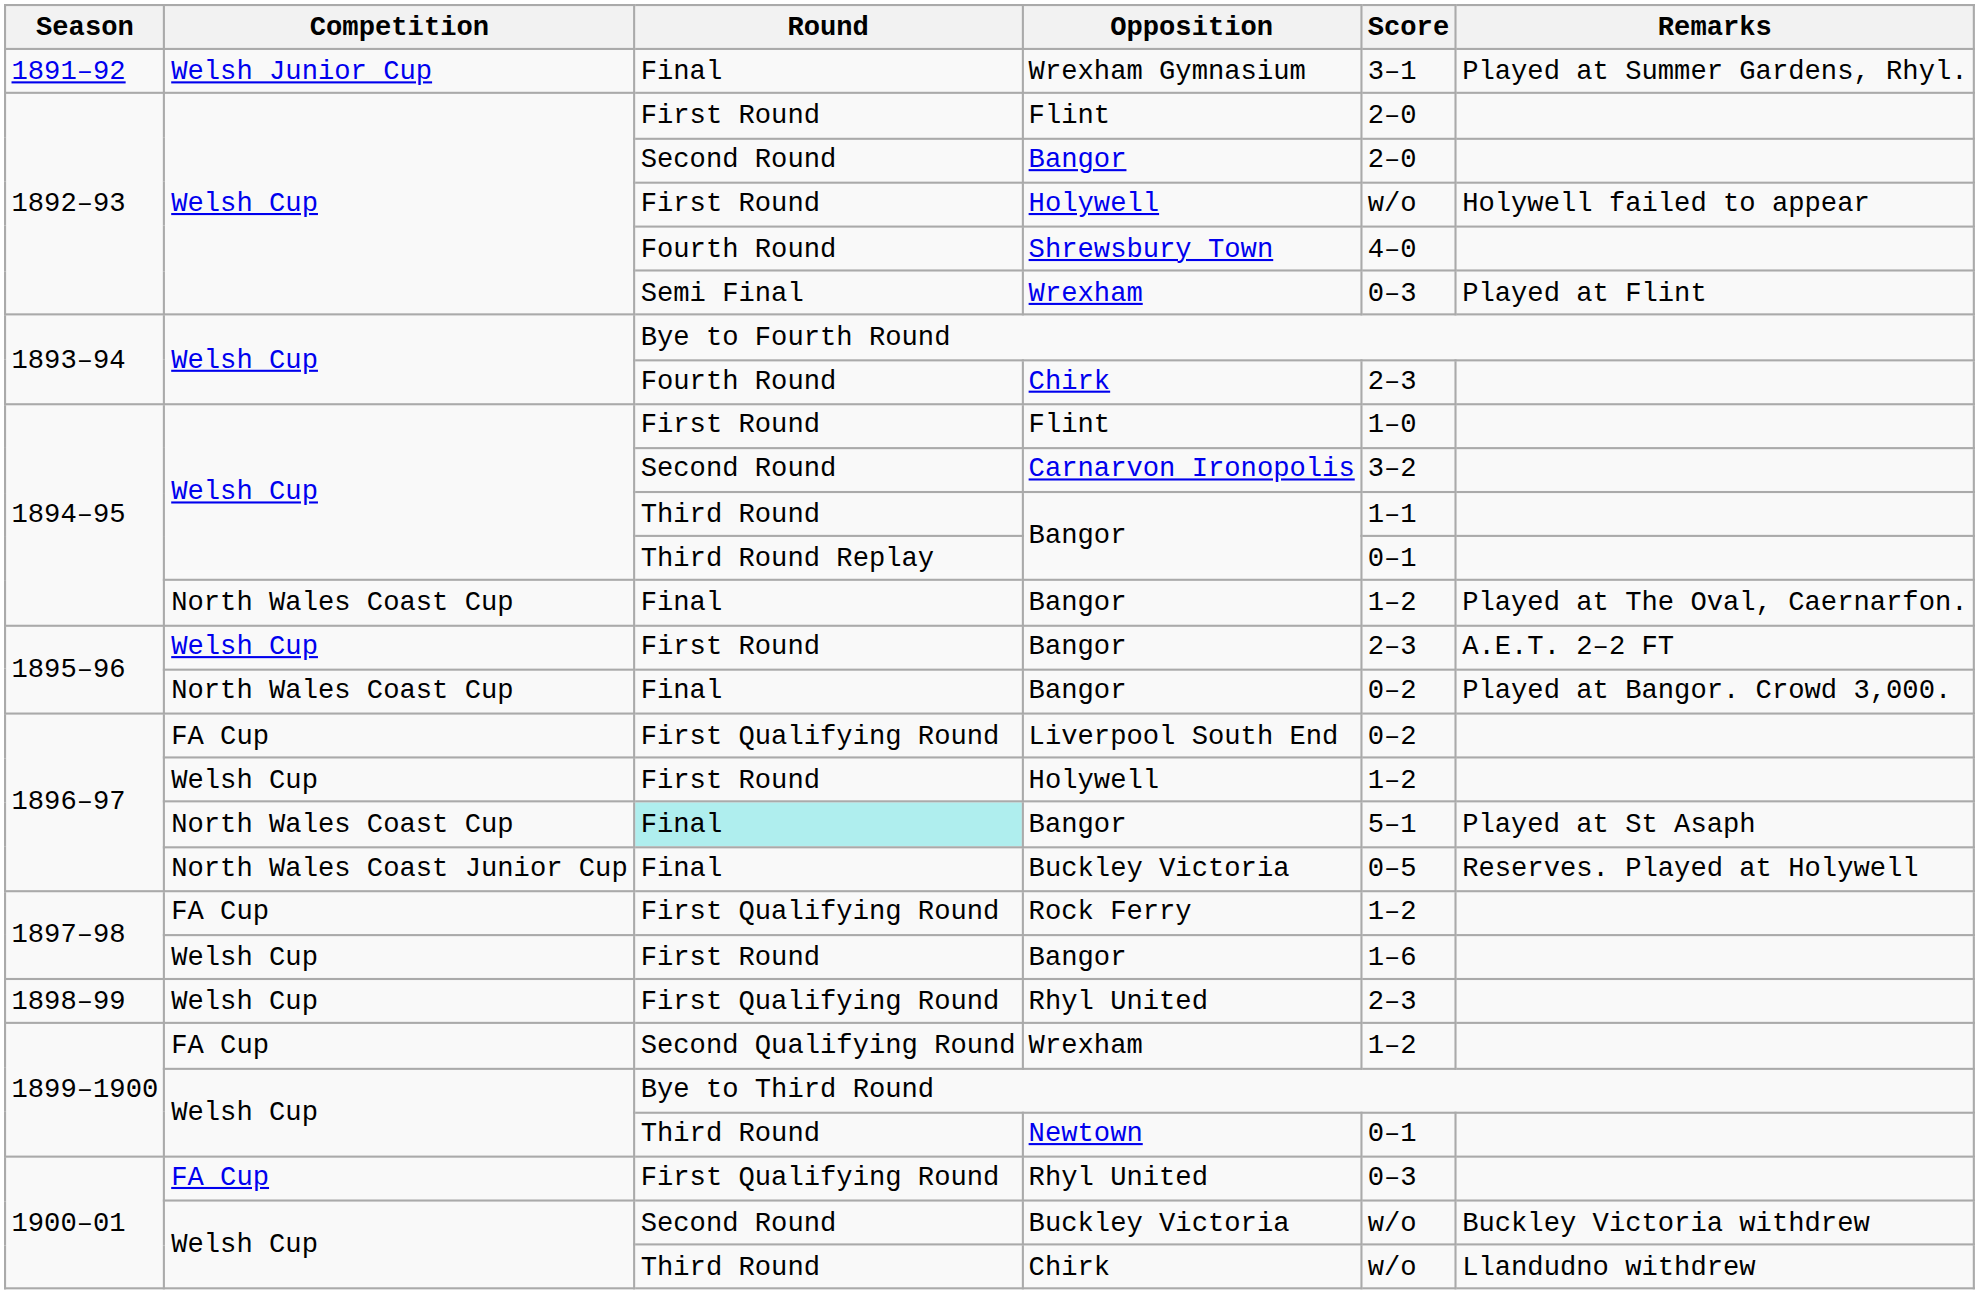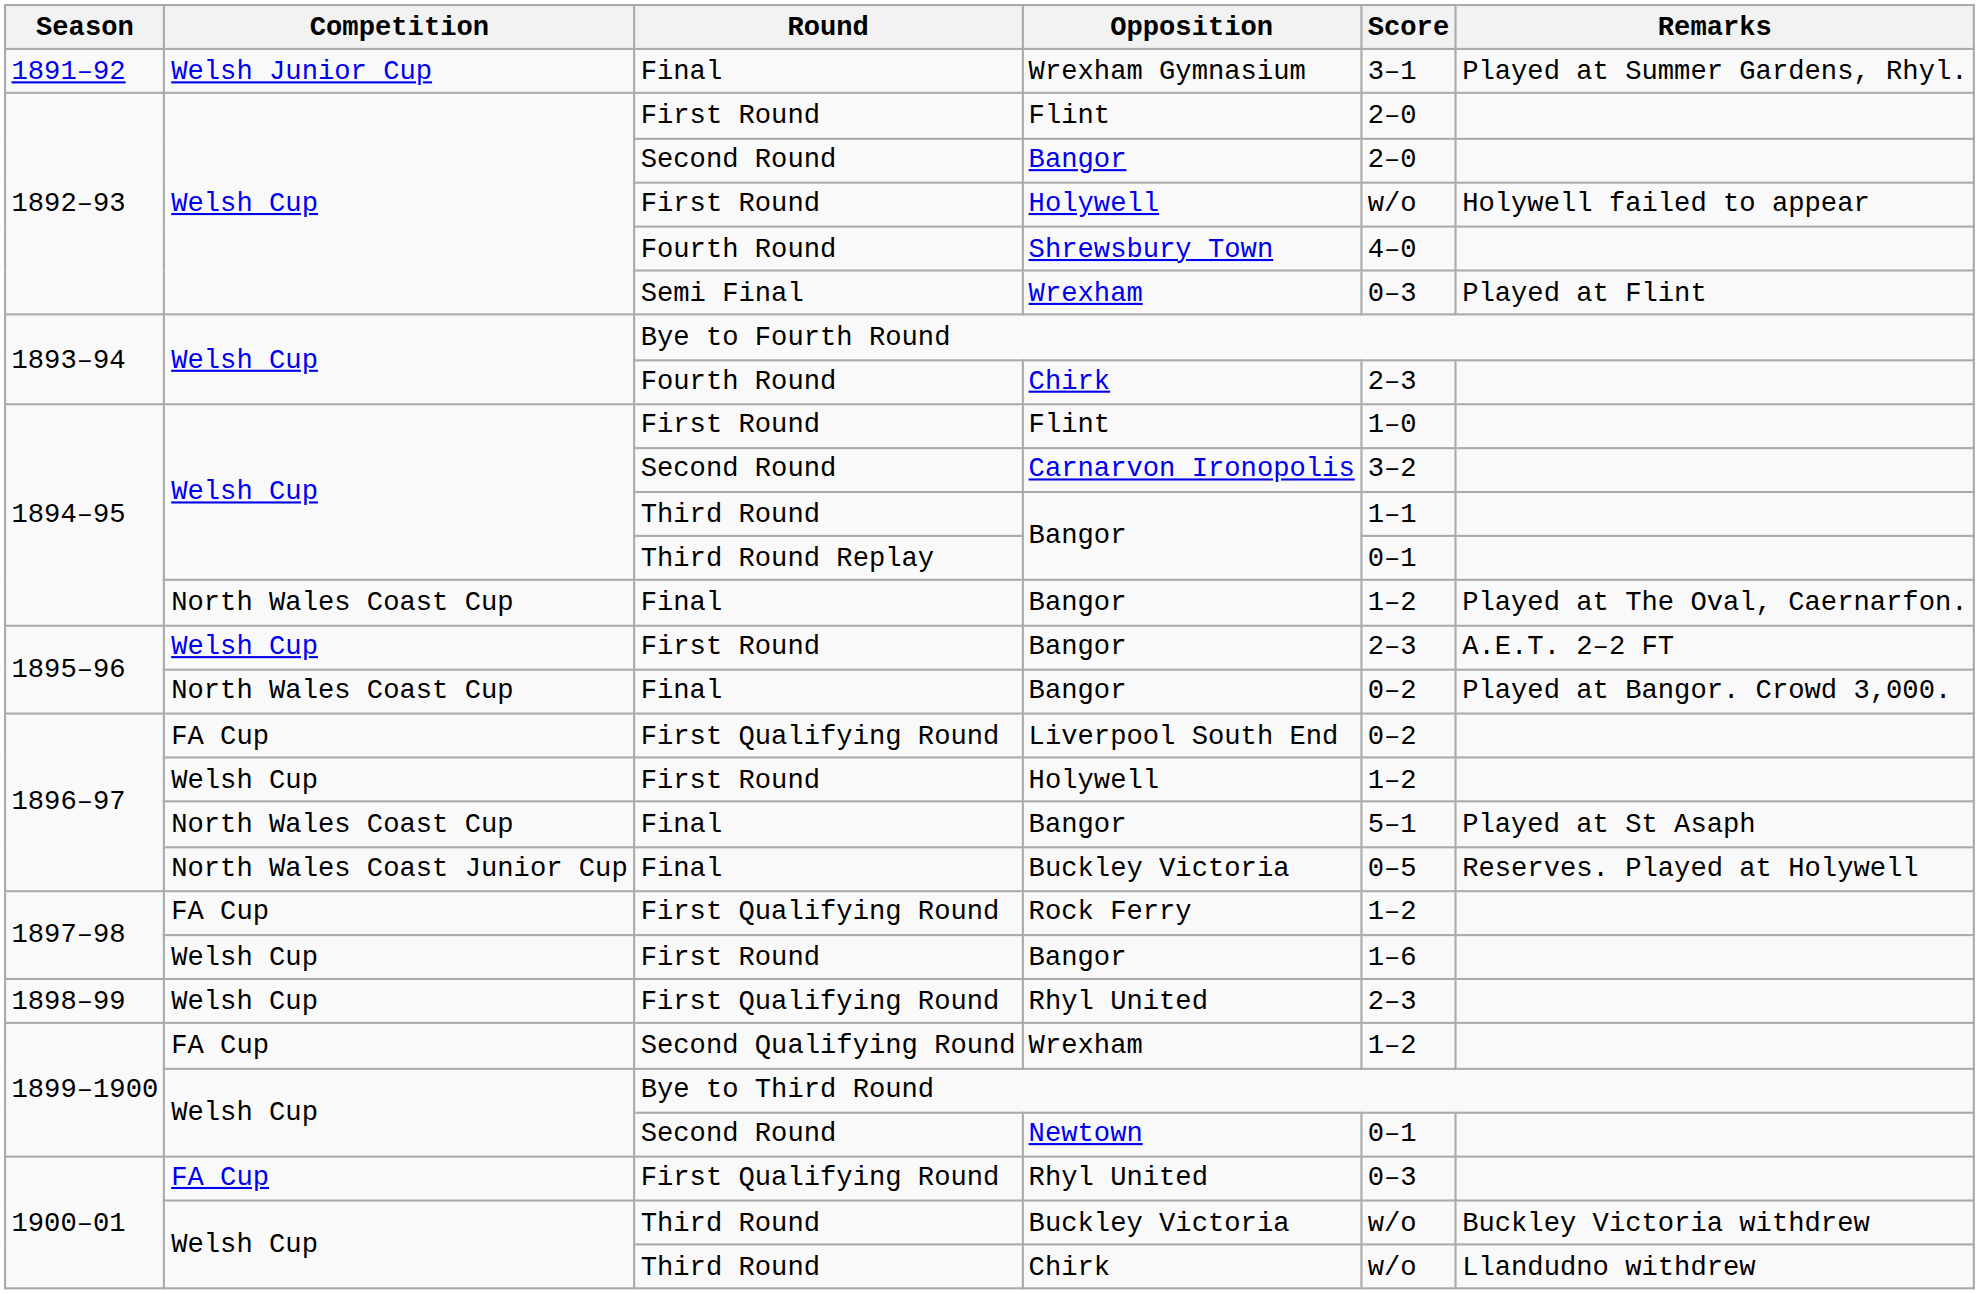(681, 824) paleturquoise background -> (681, 824) no background
(730, 1134) Third Round -> (739, 1134) Second Round
(739, 1223) Second Round -> (730, 1223) Third Round
